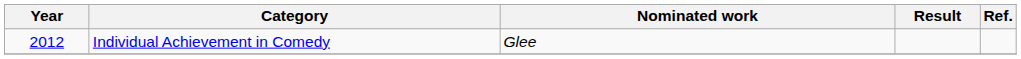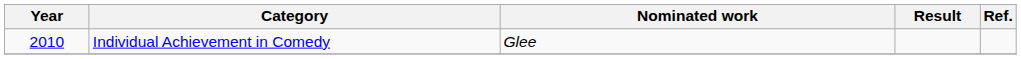(47, 41) 2012 -> (47, 41) 2010
